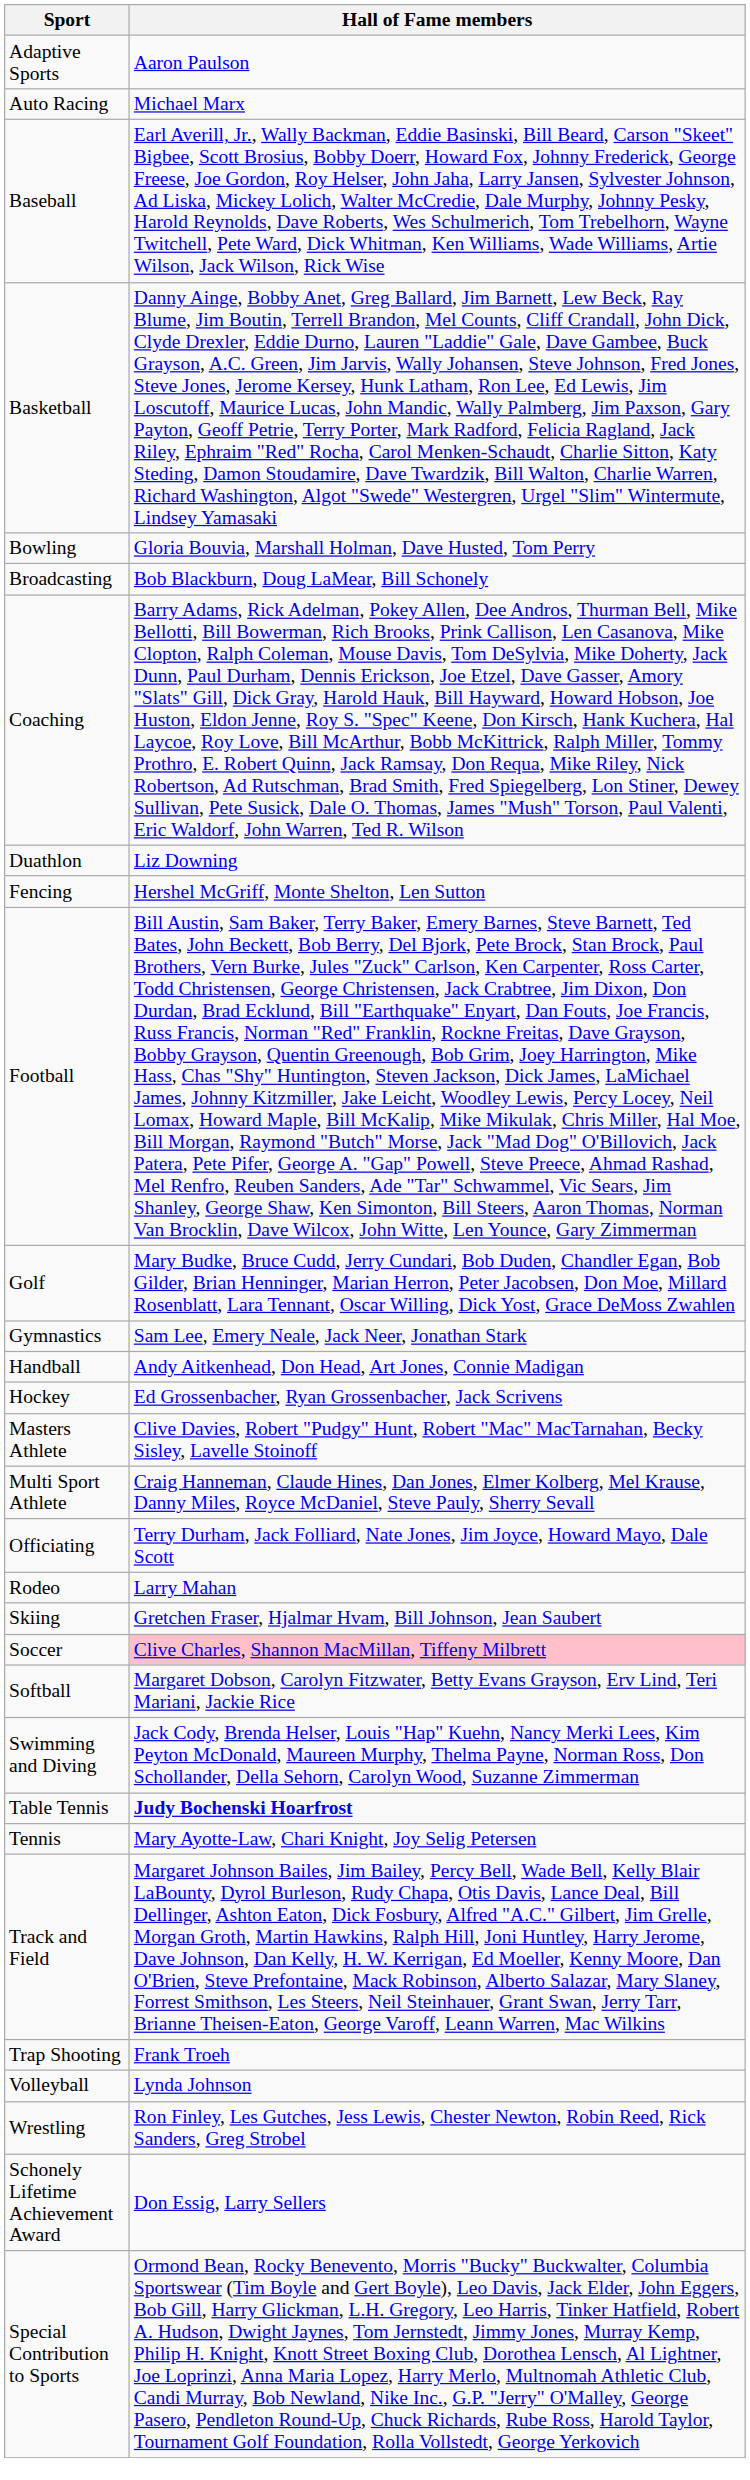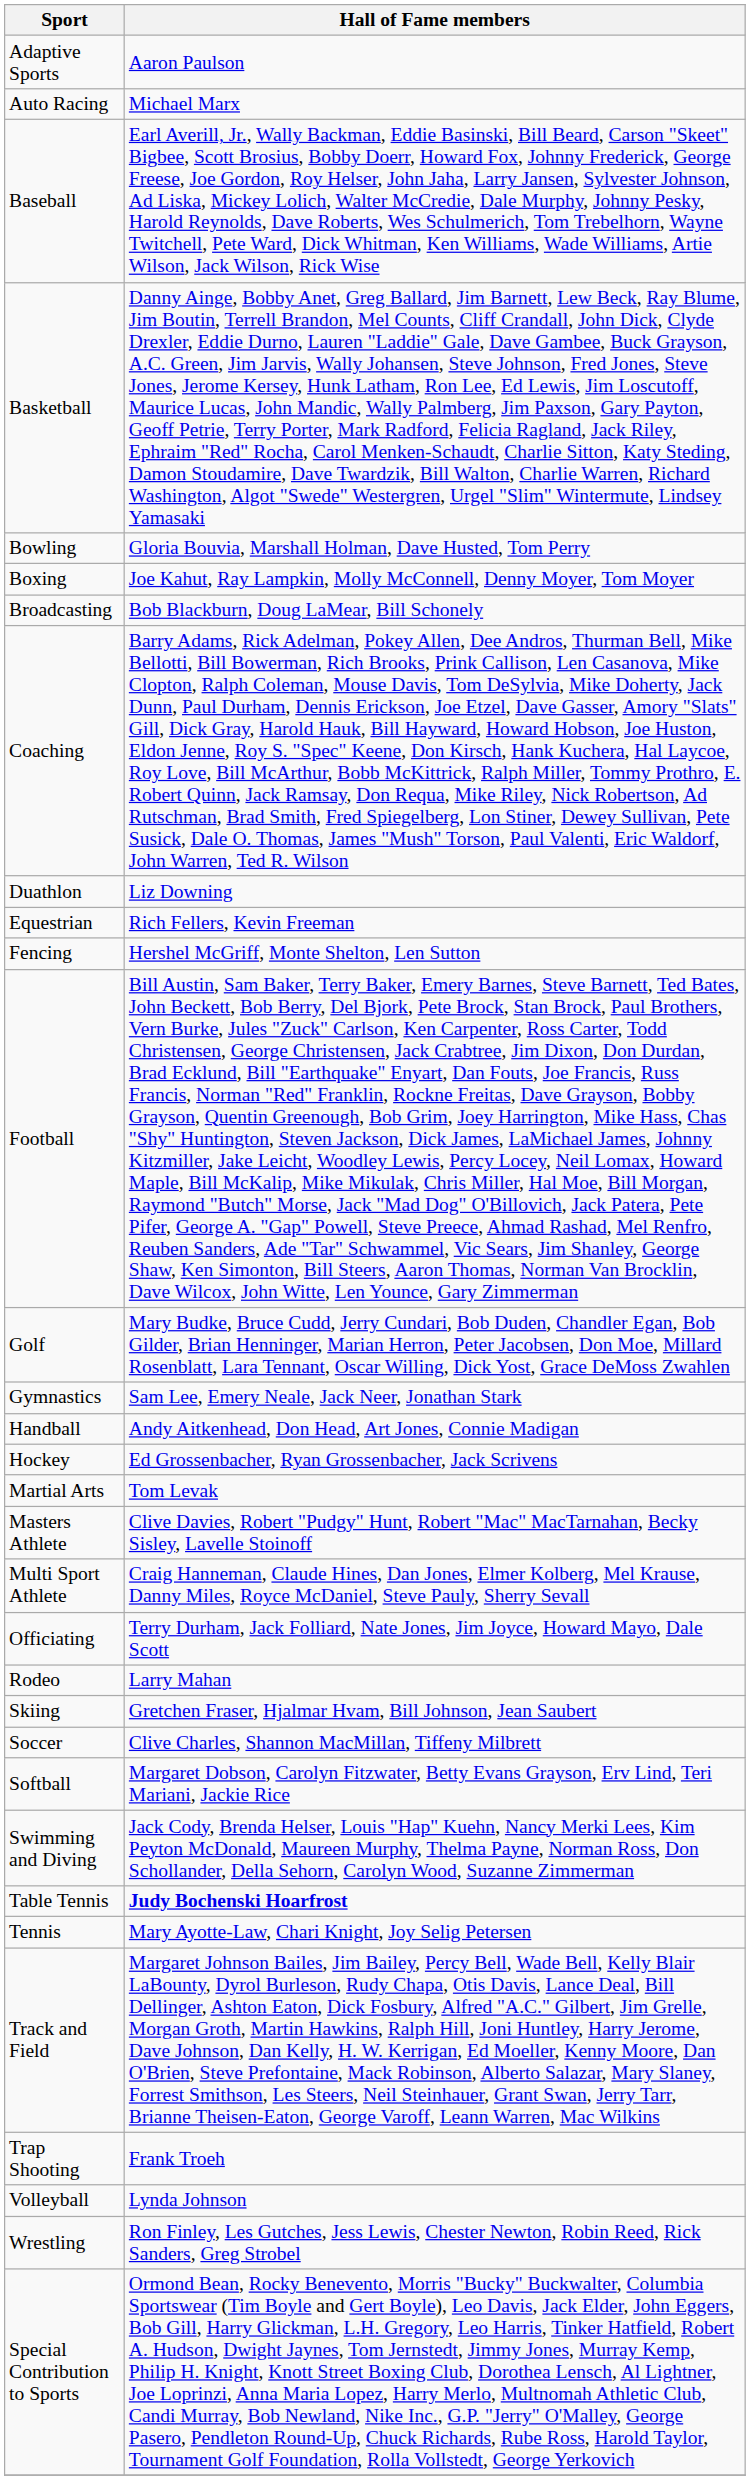+ row: (38, 579)
+ row: (51, 922)
+ row: (57, 1490)
(340, 1649) pink background -> (335, 1742) no background
- row: (61, 2202)
